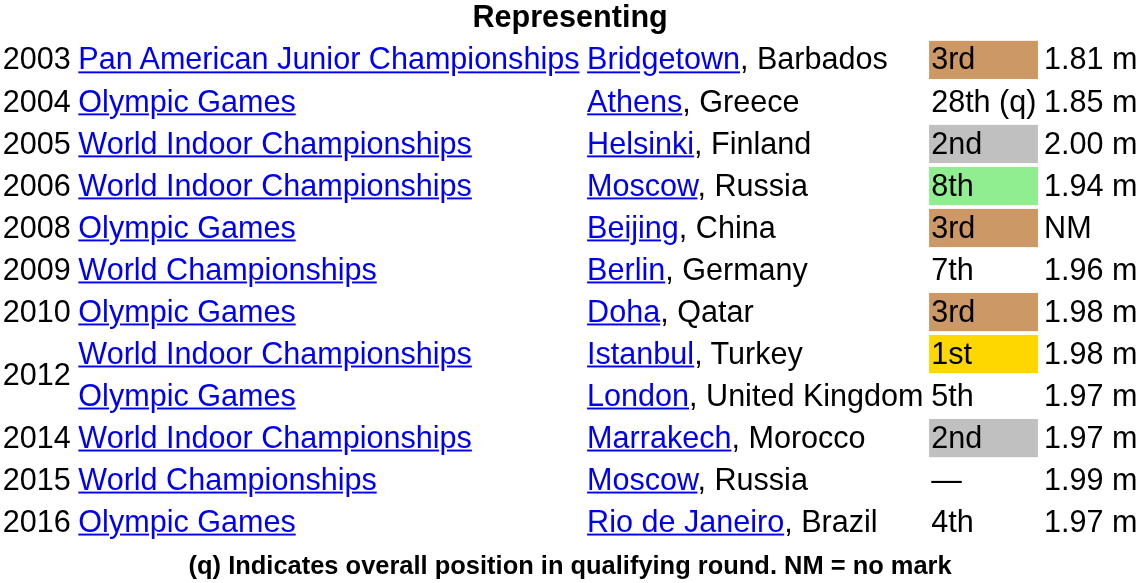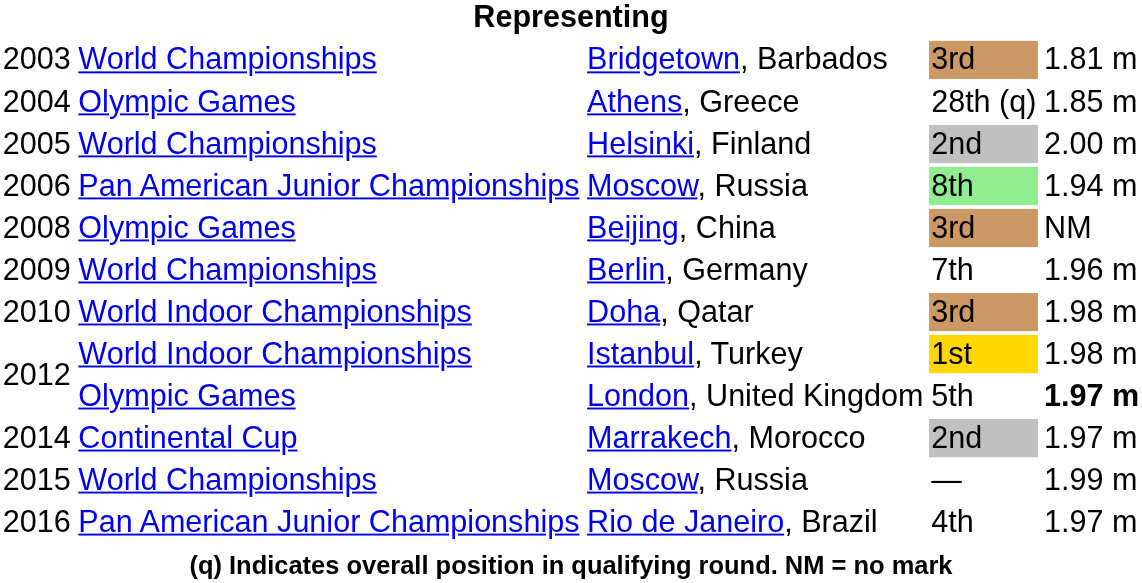(329, 59) Pan American Junior Championships -> (228, 59) World Championships
(275, 143) World Indoor Championships -> (228, 143) World Championships
(275, 185) World Indoor Championships -> (329, 185) Pan American Junior Championships
(187, 311) Olympic Games -> (275, 311) World Indoor Championships
(1091, 395) normal -> (1092, 395) bold
(275, 437) World Indoor Championships -> (188, 437) Continental Cup
(187, 521) Olympic Games -> (329, 521) Pan American Junior Championships
